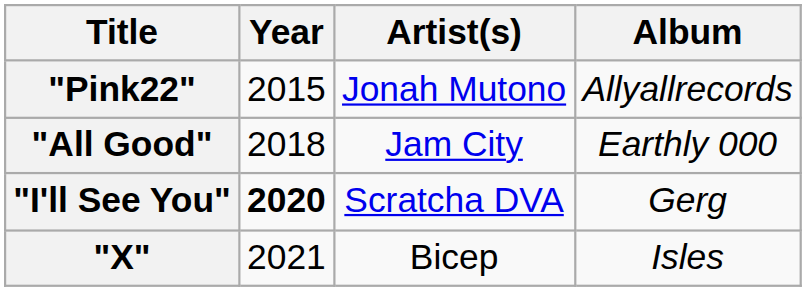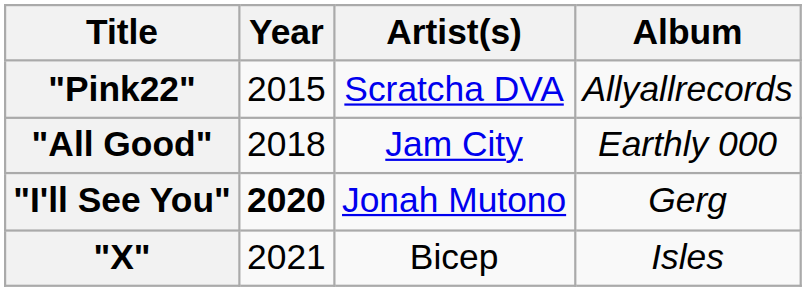(454, 88) Jonah Mutono -> (454, 88) Scratcha DVA
(454, 200) Scratcha DVA -> (454, 200) Jonah Mutono
